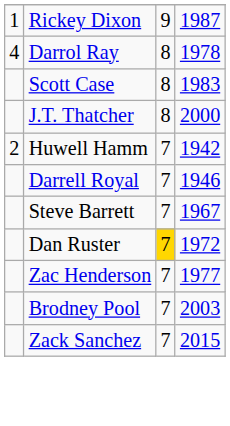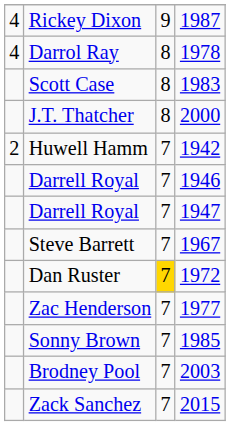(14, 20) 1 -> (14, 20) 4
+ row: (84, 212)
+ row: (84, 340)
